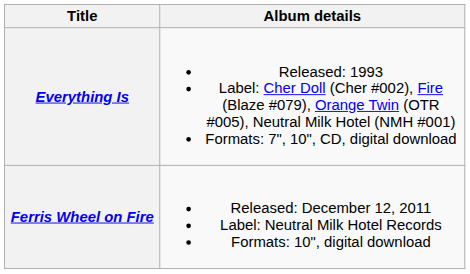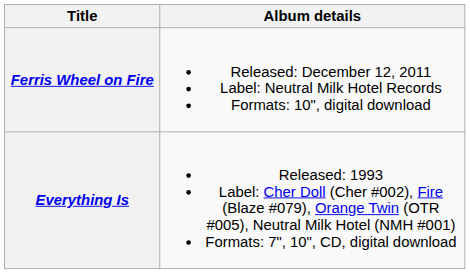rows swapped: (82, 96) <-> (82, 216)
